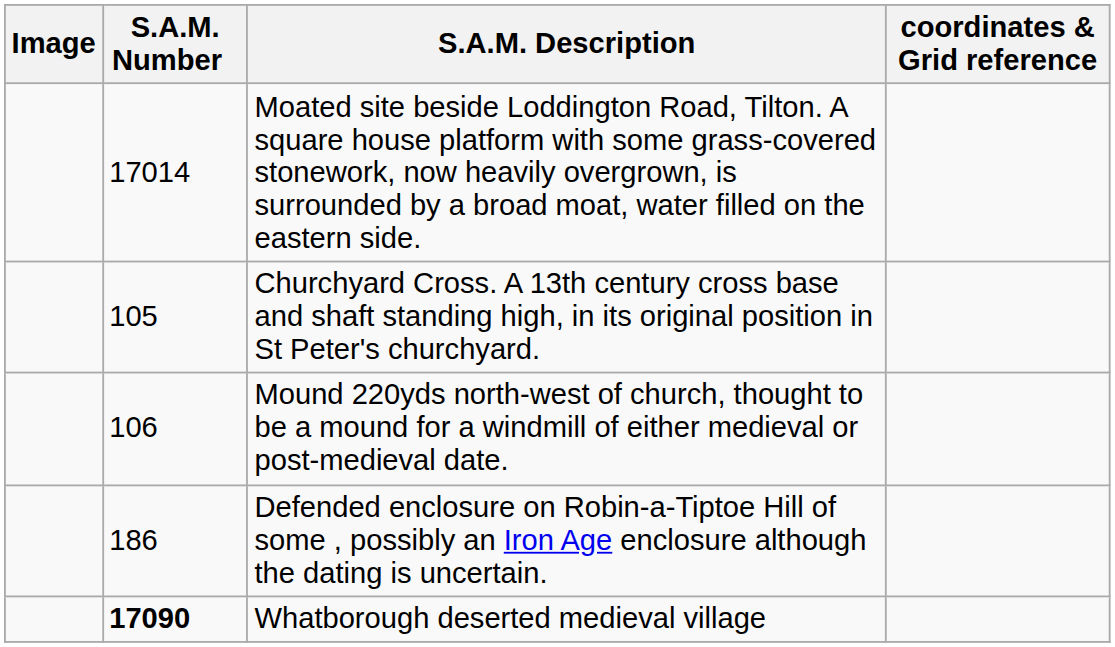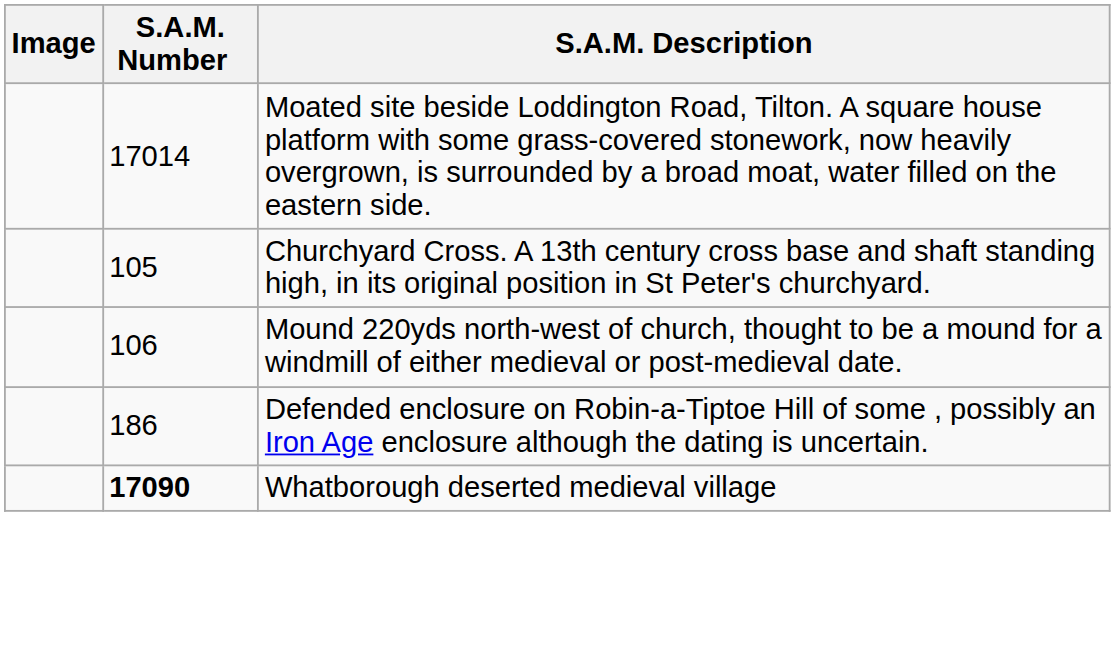- column: (998, 43)
